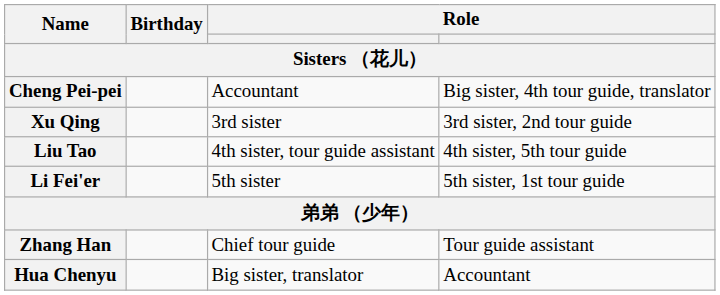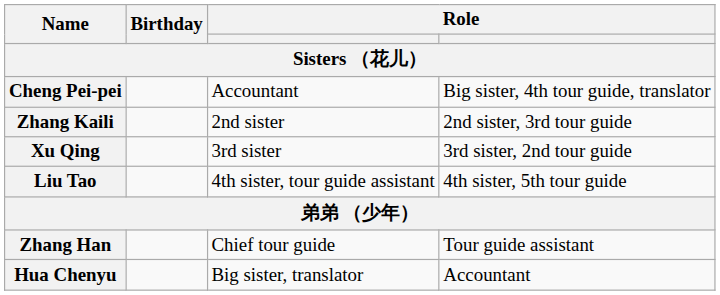+ row: (65, 121)
- row: (65, 181)
